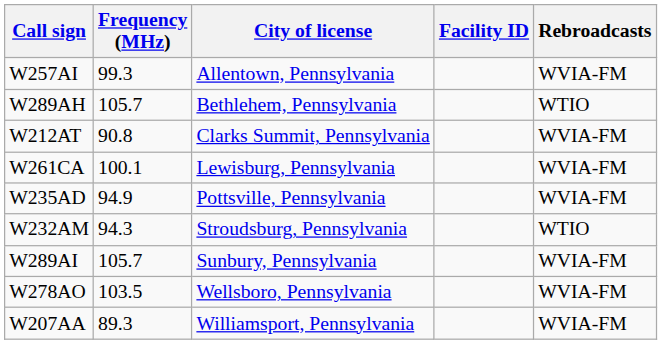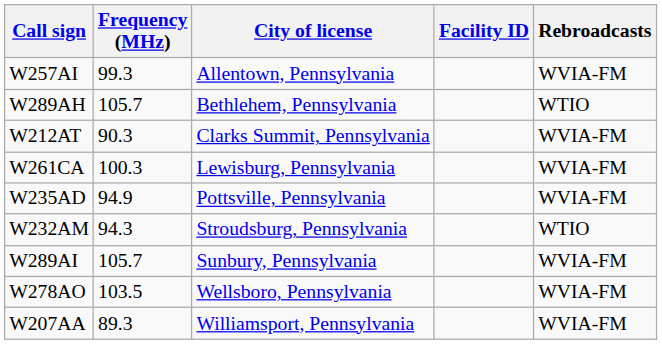(115, 135) 90.8 -> (115, 135) 90.3
(120, 167) 100.1 -> (120, 167) 100.3
